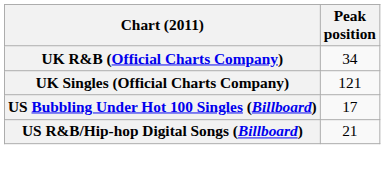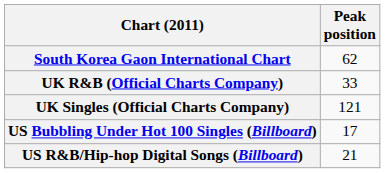+ row: (162, 58)
(350, 58) 34 -> (350, 82) 33
